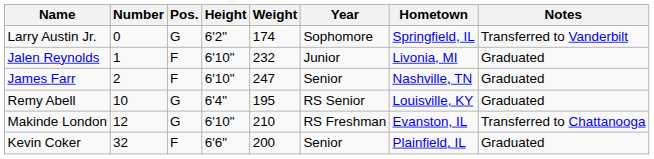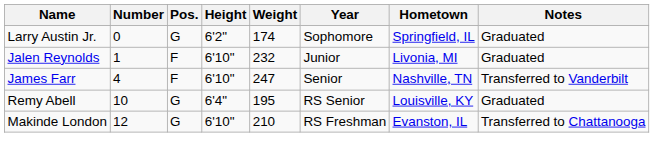(554, 36) Transferred to Vanderbilt -> (513, 36) Graduated
(117, 79) 2 -> (117, 79) 4
(513, 79) Graduated -> (554, 79) Transferred to Vanderbilt
- row: (44, 143)
